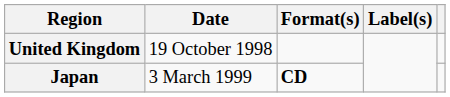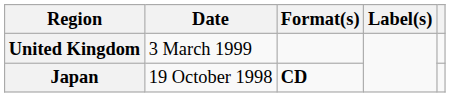(211, 48) 19 October 1998 -> (200, 48) 3 March 1999
(200, 77) 3 March 1999 -> (211, 77) 19 October 1998
